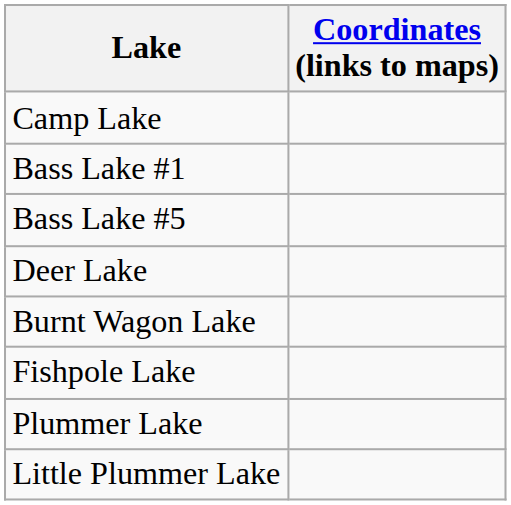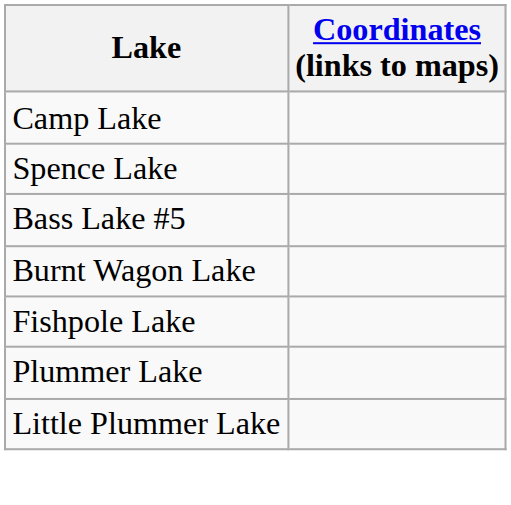+ row: (95, 168)
- row: (99, 168)
- row: (80, 270)
